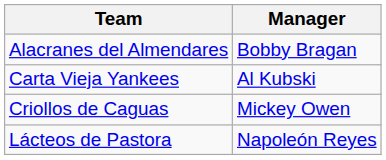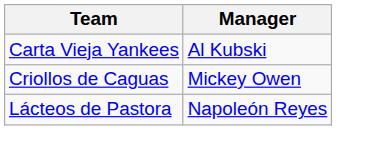- row: (119, 49)
